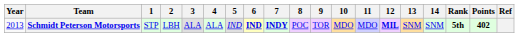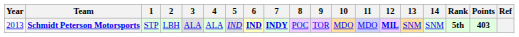(483, 25) 402 -> (483, 25) 403
